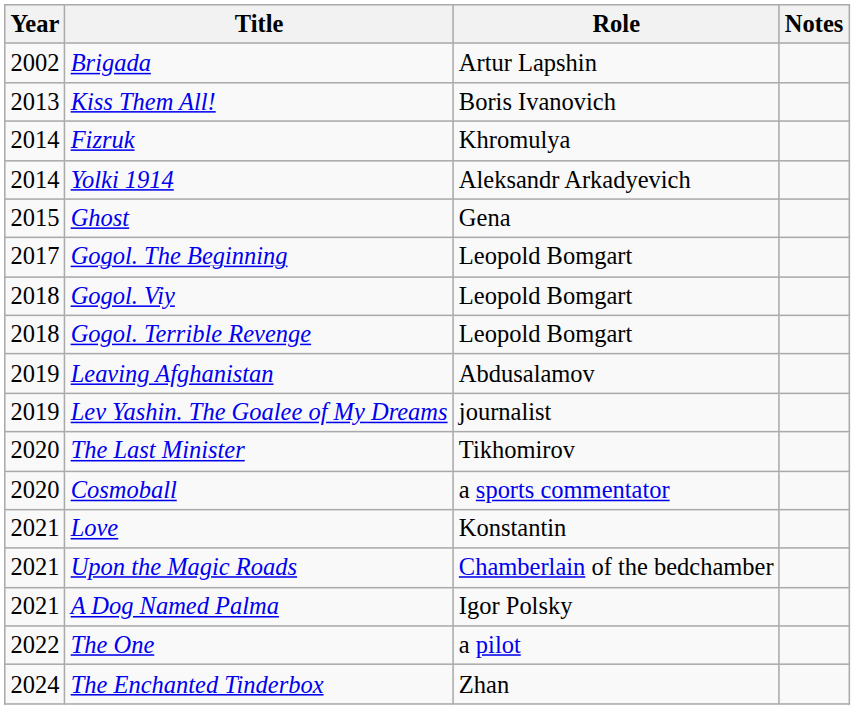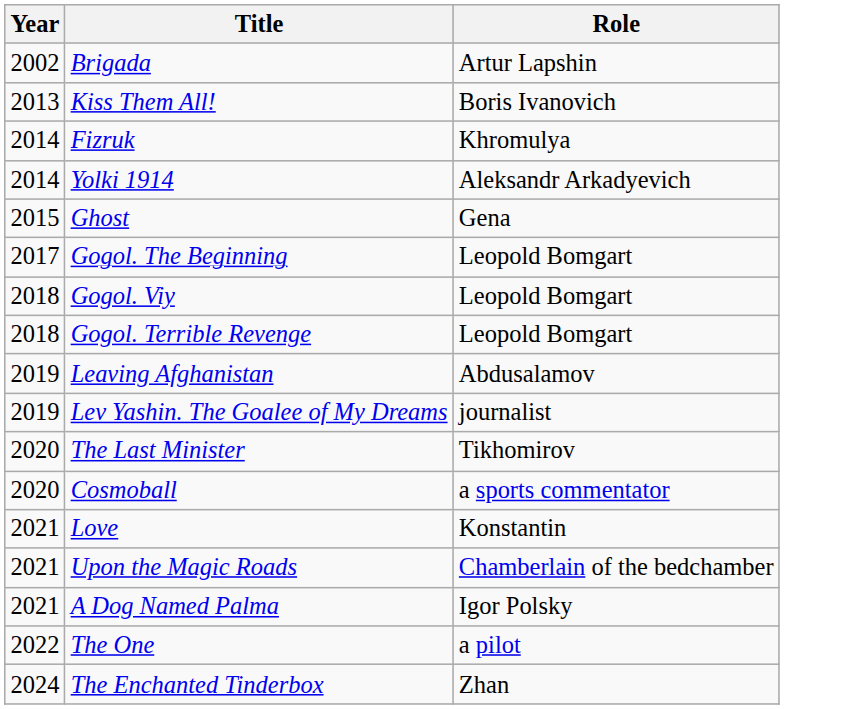- column: (814, 23)
